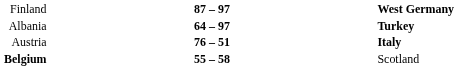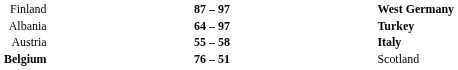(212, 42) 76 – 51 -> (212, 42) 55 – 58
(212, 59) 55 – 58 -> (212, 59) 76 – 51
